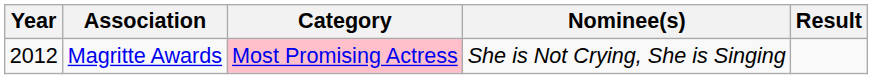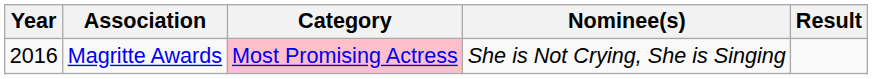(34, 55) 2012 -> (34, 55) 2016
